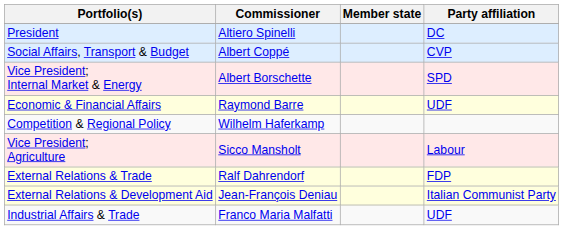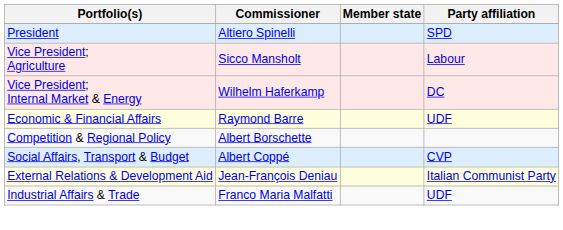(436, 33) DC -> (439, 33) SPD
rows swapped: (48, 150) <-> (98, 52)
(265, 78) Albert Borschette -> (271, 92) Wilhelm Haferkamp
(439, 78) SPD -> (436, 92) DC
(271, 124) Wilhelm Haferkamp -> (265, 137) Albert Borschette
- row: (80, 176)
